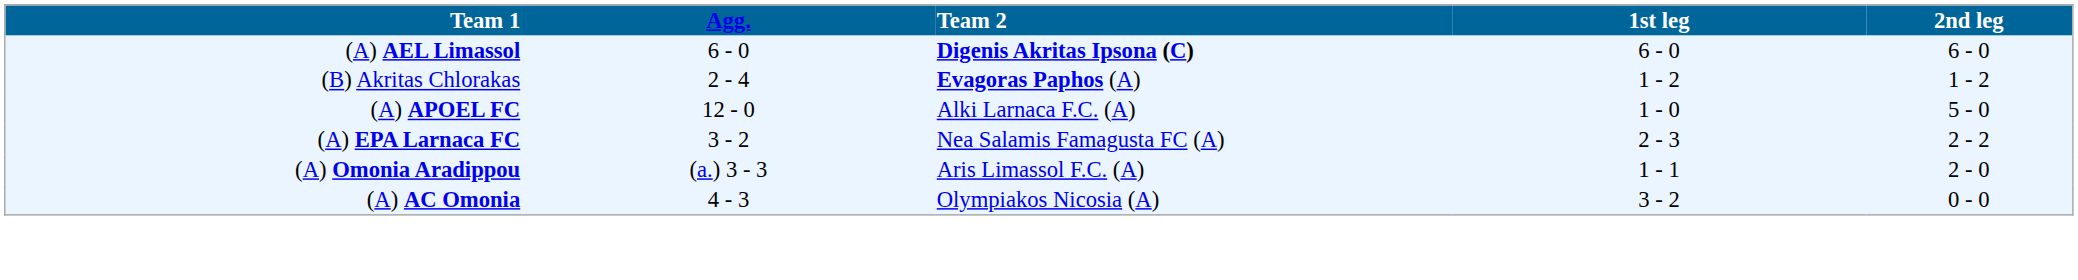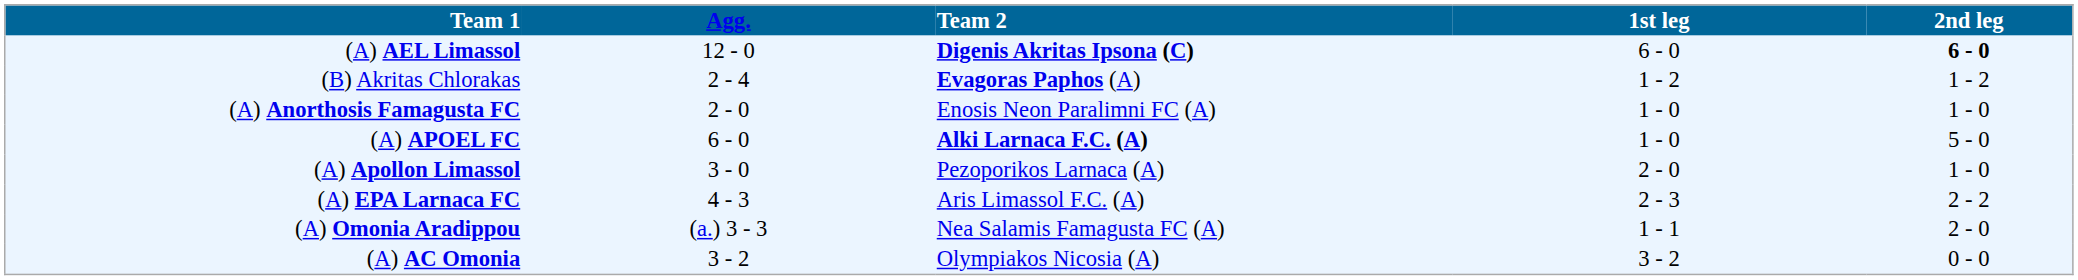(728, 49) 6 - 0 -> (728, 49) 12 - 0
(1969, 49) normal -> (1969, 49) bold
+ row: (375, 109)
(728, 109) 12 - 0 -> (728, 139) 6 - 0
(1036, 109) normal -> (1042, 139) bold
+ row: (417, 169)
(728, 139) 3 - 2 -> (728, 198) 4 - 3
(1081, 139) Nea Salamis Famagusta FC (A) -> (1041, 198) Aris Limassol F.C. (A)
(1041, 169) Aris Limassol F.C. (A) -> (1081, 228) Nea Salamis Famagusta FC (A)
(728, 198) 4 - 3 -> (728, 258) 3 - 2
